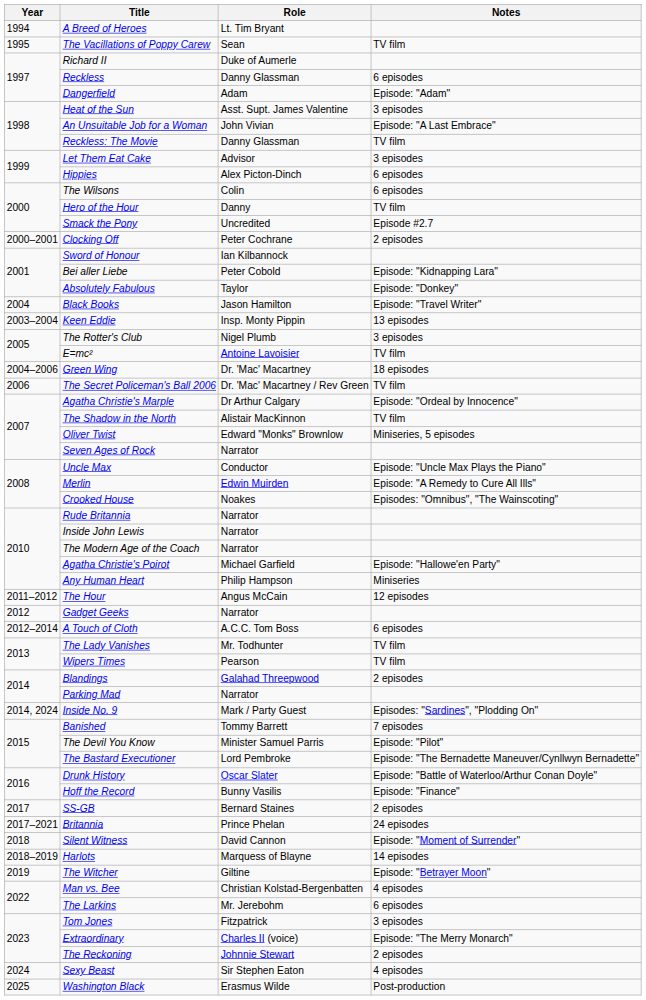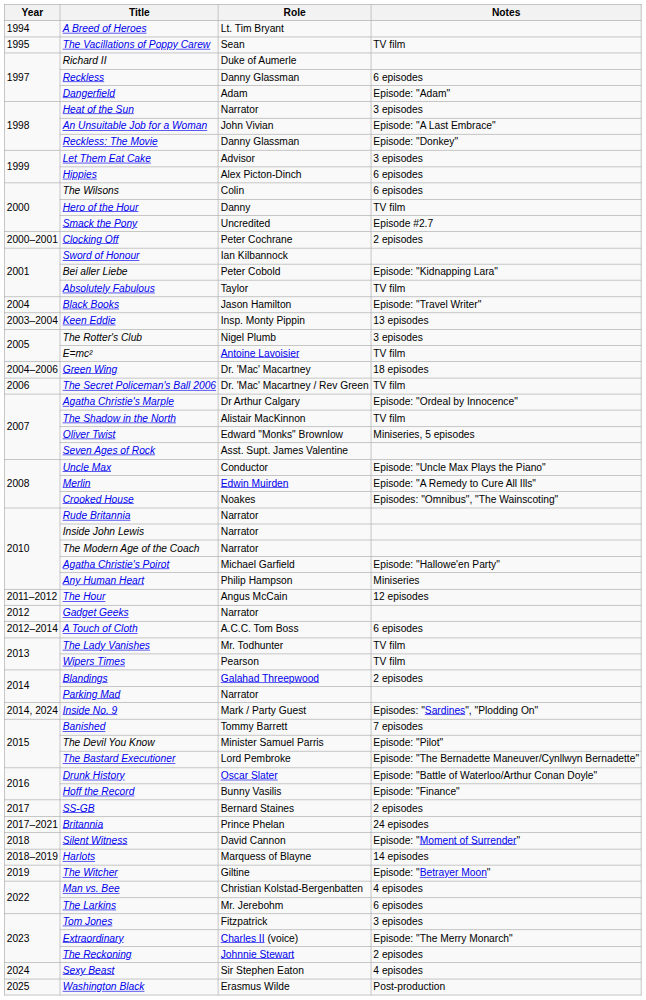(284, 110) Asst. Supt. James Valentine -> (240, 110) Narrator
(389, 142) TV film -> (416, 142) Episode: "Donkey"
(416, 288) Episode: "Donkey" -> (389, 288) TV film
(240, 451) Narrator -> (284, 451) Asst. Supt. James Valentine
